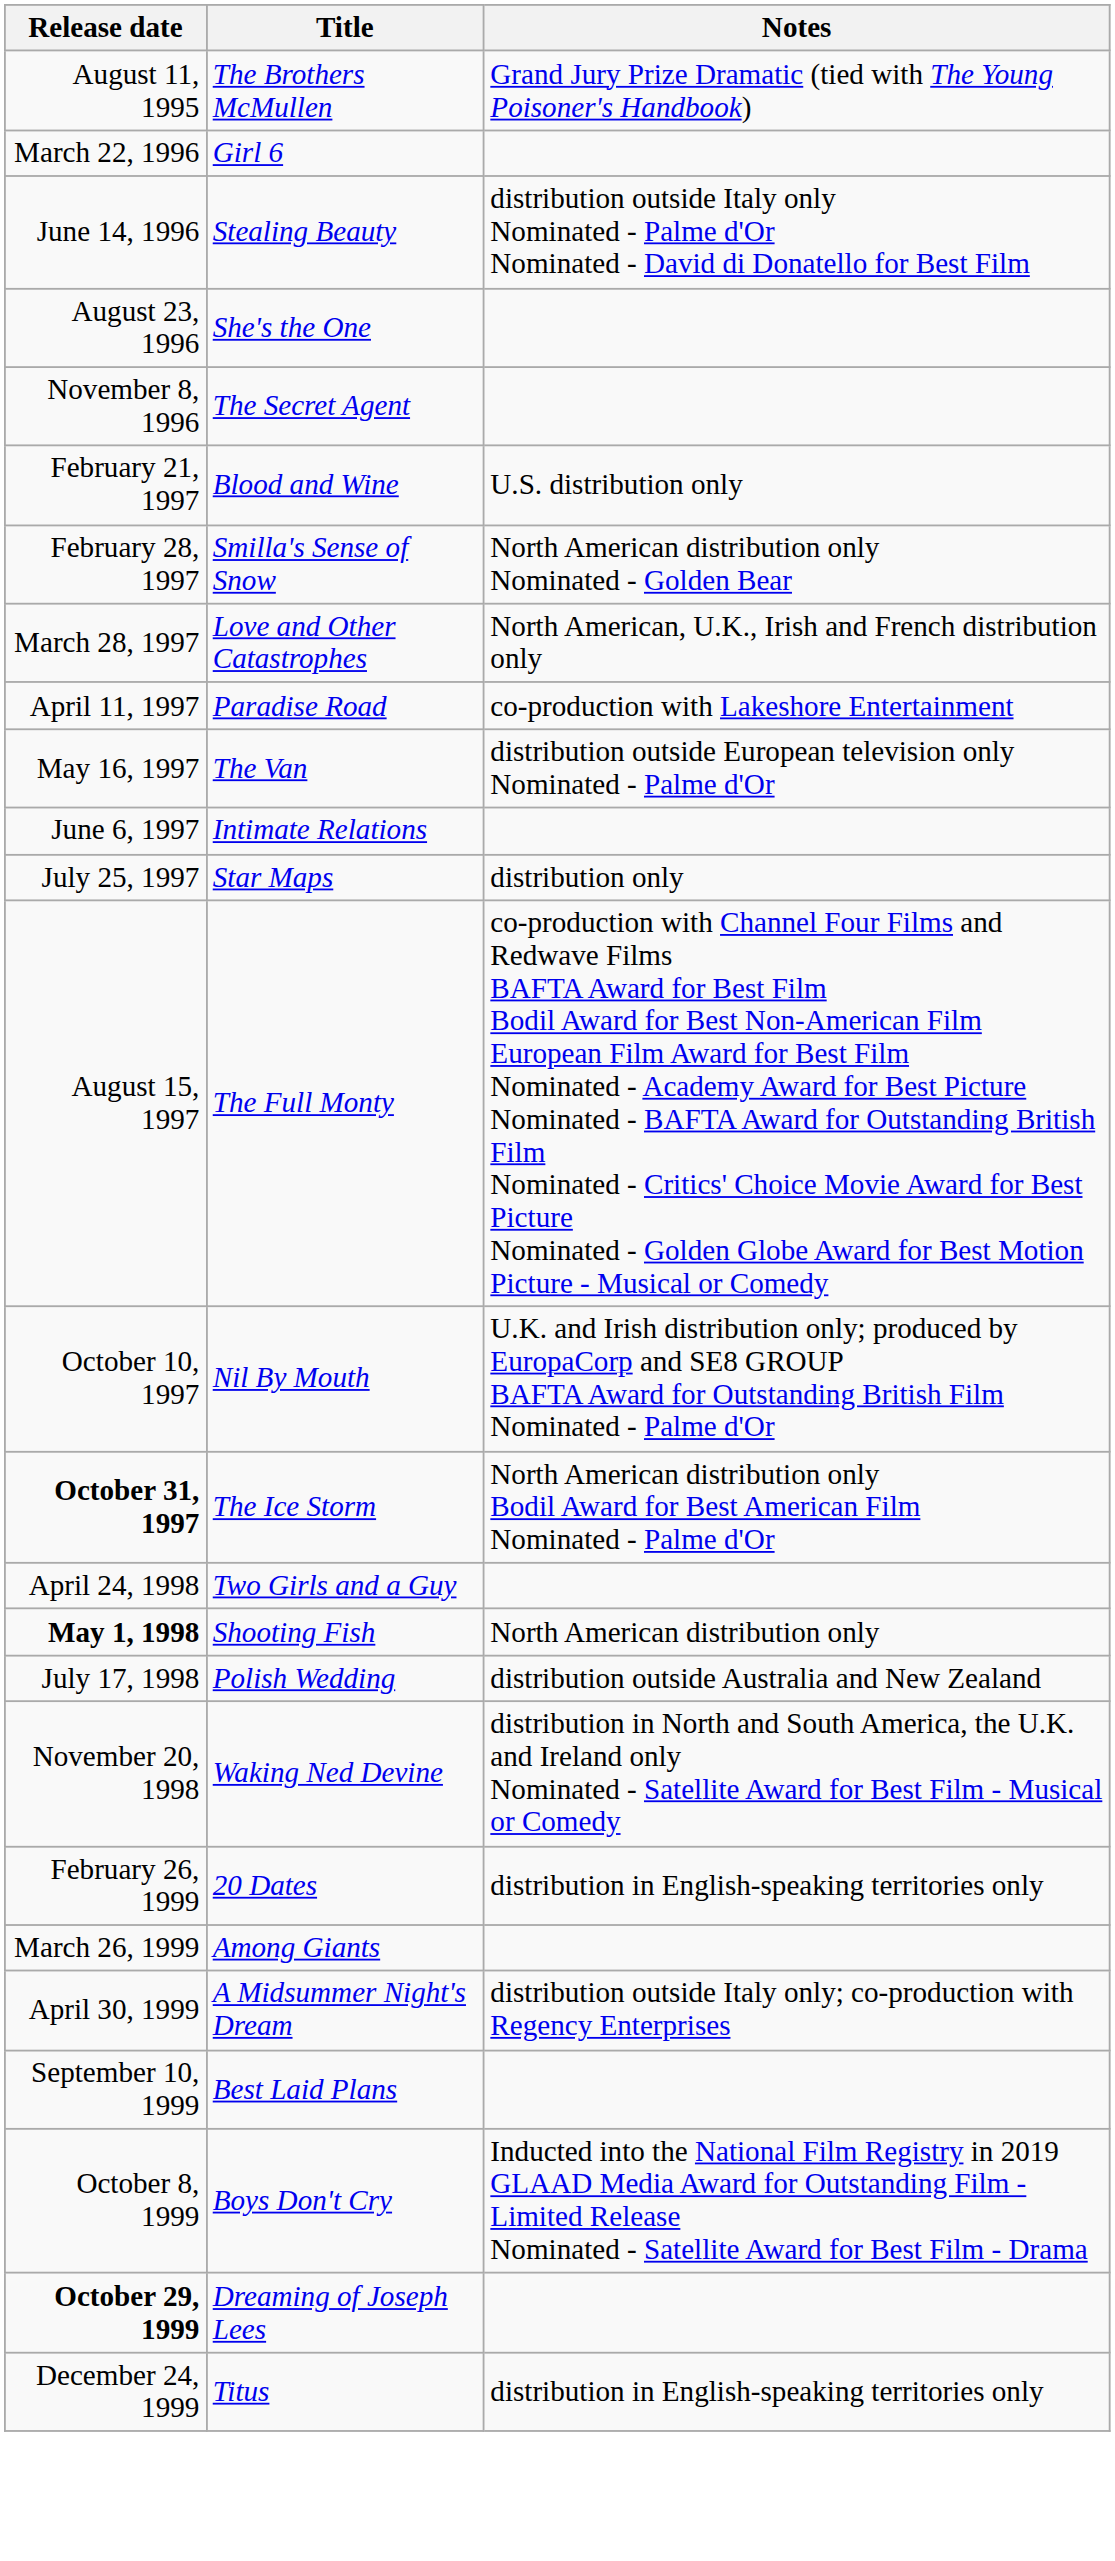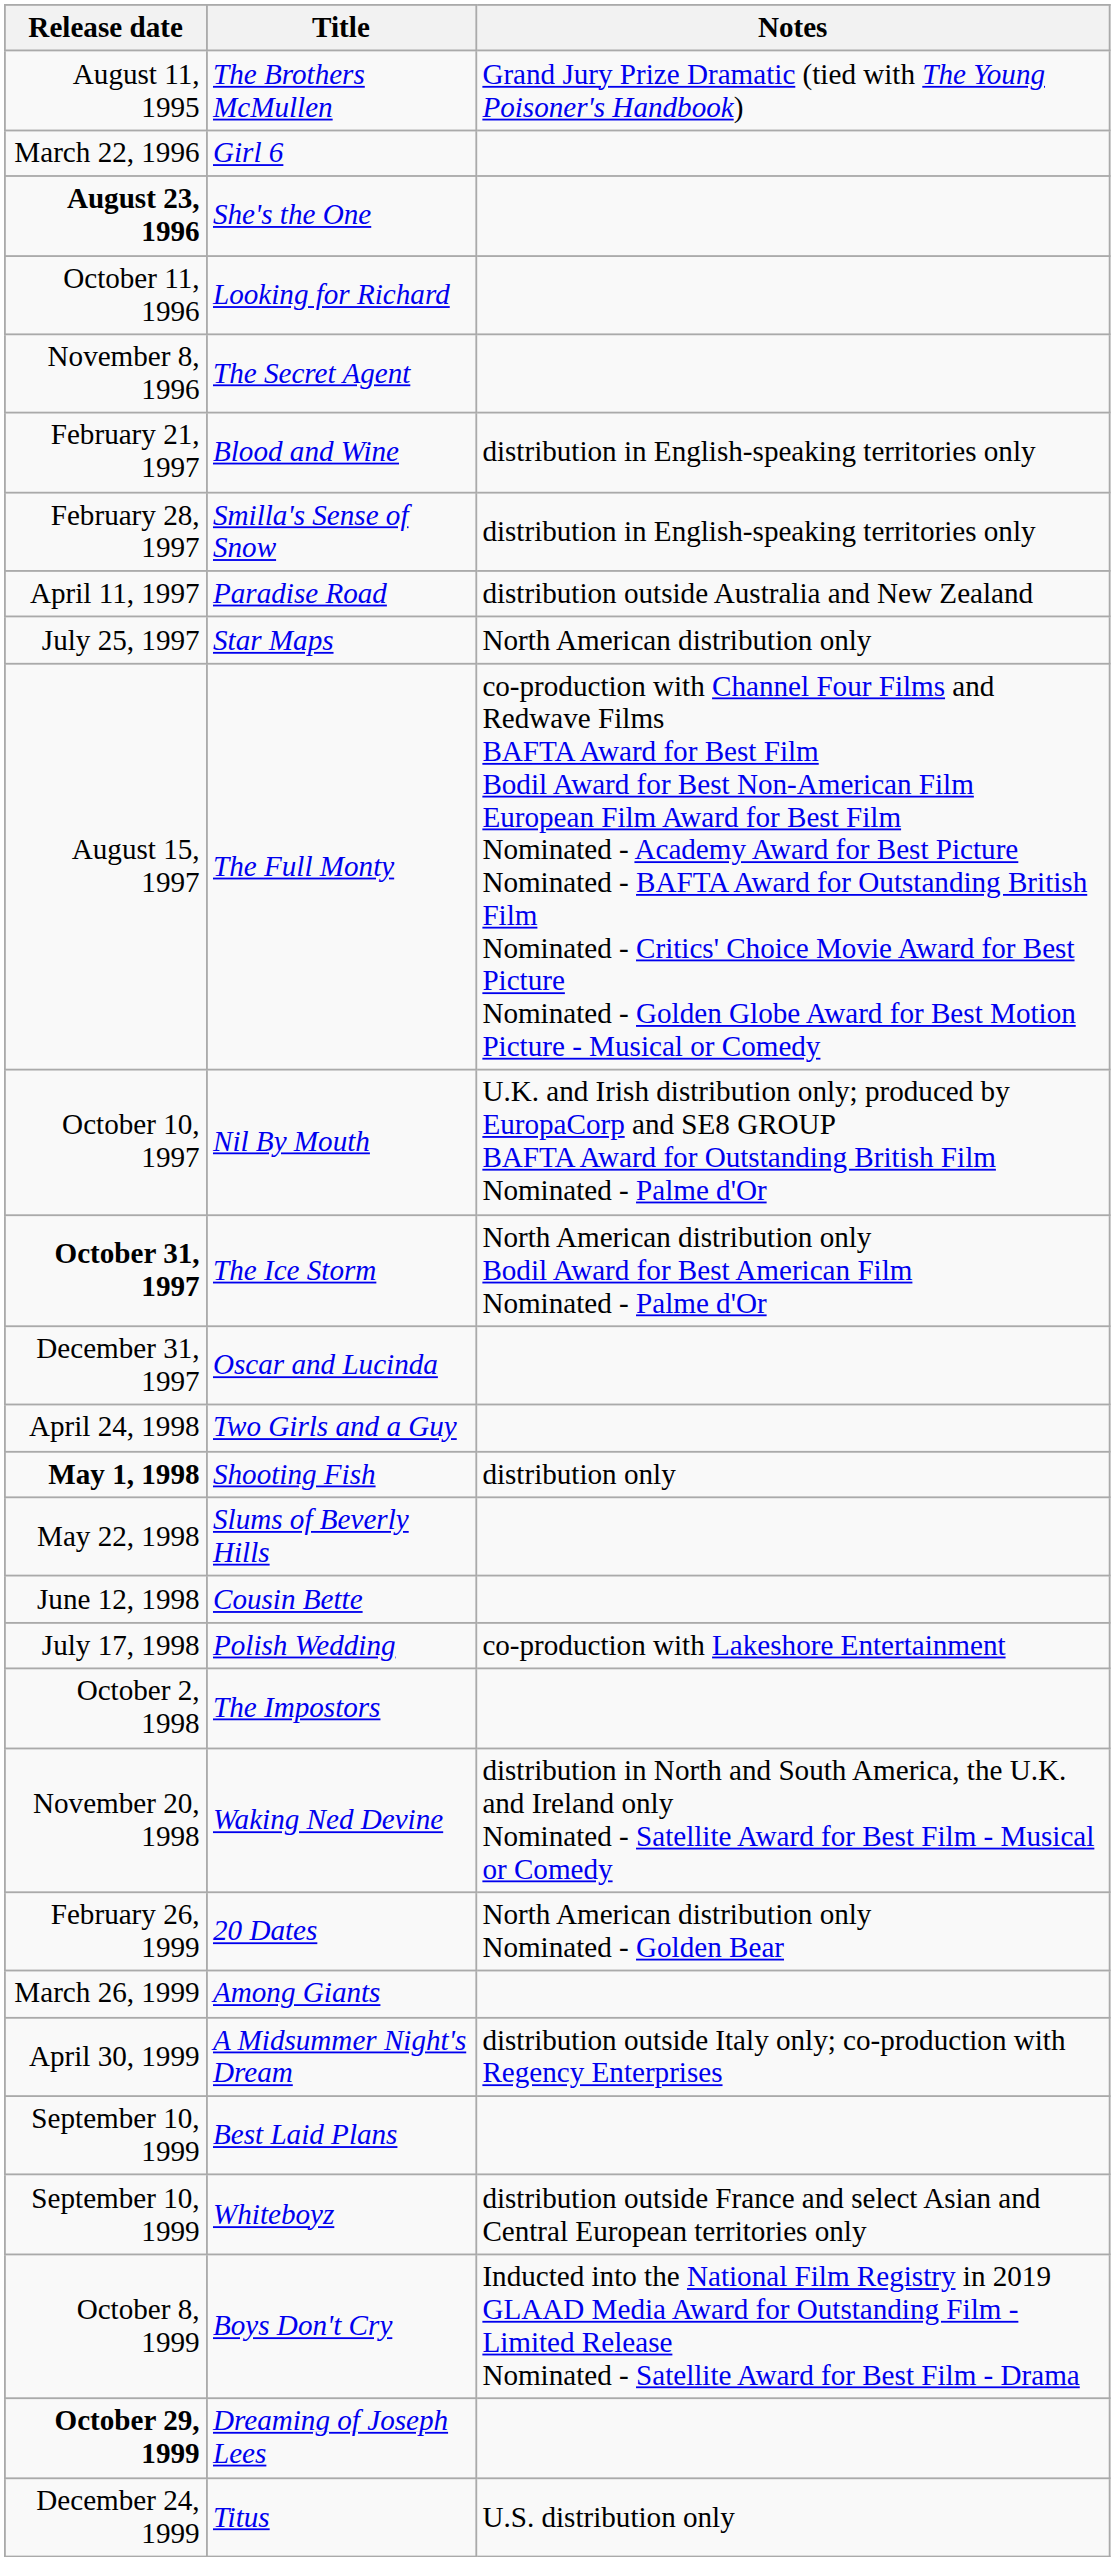- row: (305, 231)
(135, 326) normal -> (133, 215) bold
+ row: (331, 294)
(617, 484) U.S. distribution only -> (759, 452) distribution in English-speaking territories only
(685, 563) North American distribution only Nominated - Golden Bear -> (759, 531) distribution in English-speaking territories only
- row: (304, 642)
(752, 705) co-production with Lakeshore Entertainment -> (758, 593) distribution outside Australia and New Zealand
- row: (260, 767)
- row: (320, 830)
(587, 876) distribution only -> (677, 639) North American distribution only
+ row: (325, 1365)
(685, 1631) North American distribution only -> (579, 1473) distribution only
+ row: (311, 1536)
+ row: (288, 1598)
(766, 1677) distribution outside Australia and New Zealand -> (744, 1645) co-production with Lakeshore Entertainment
+ row: (297, 1707)
(767, 1884) distribution in English-speaking territories only -> (677, 1931) North American distribution only Nominated - Golden Bear
+ row: (274, 2214)
(767, 2391) distribution in English-speaking territories only -> (609, 2516) U.S. distribution only
